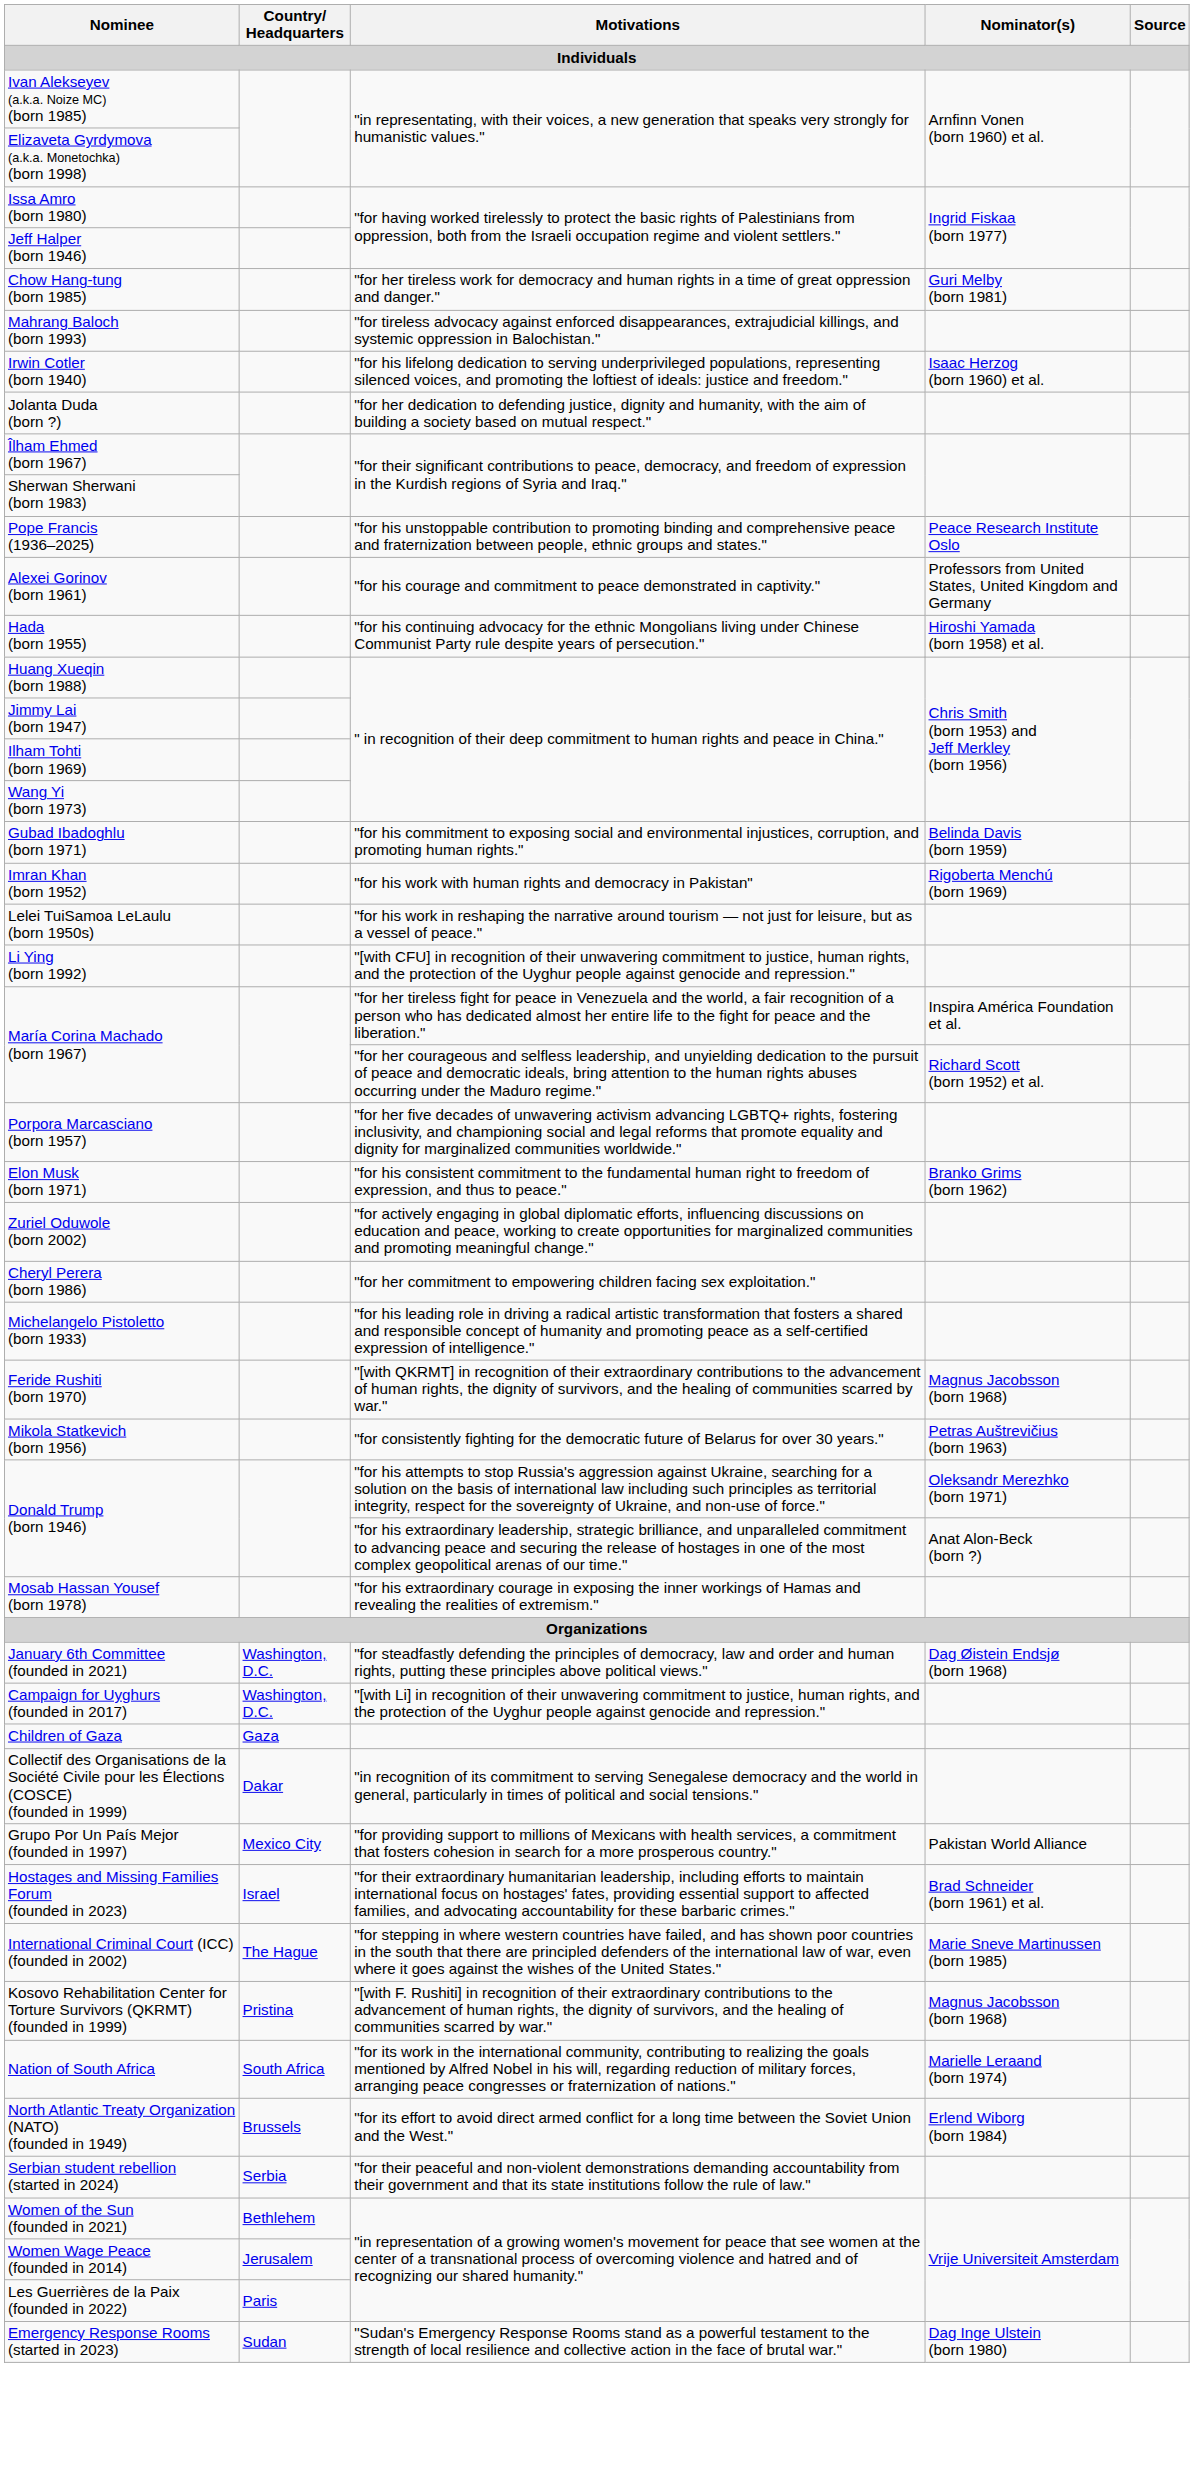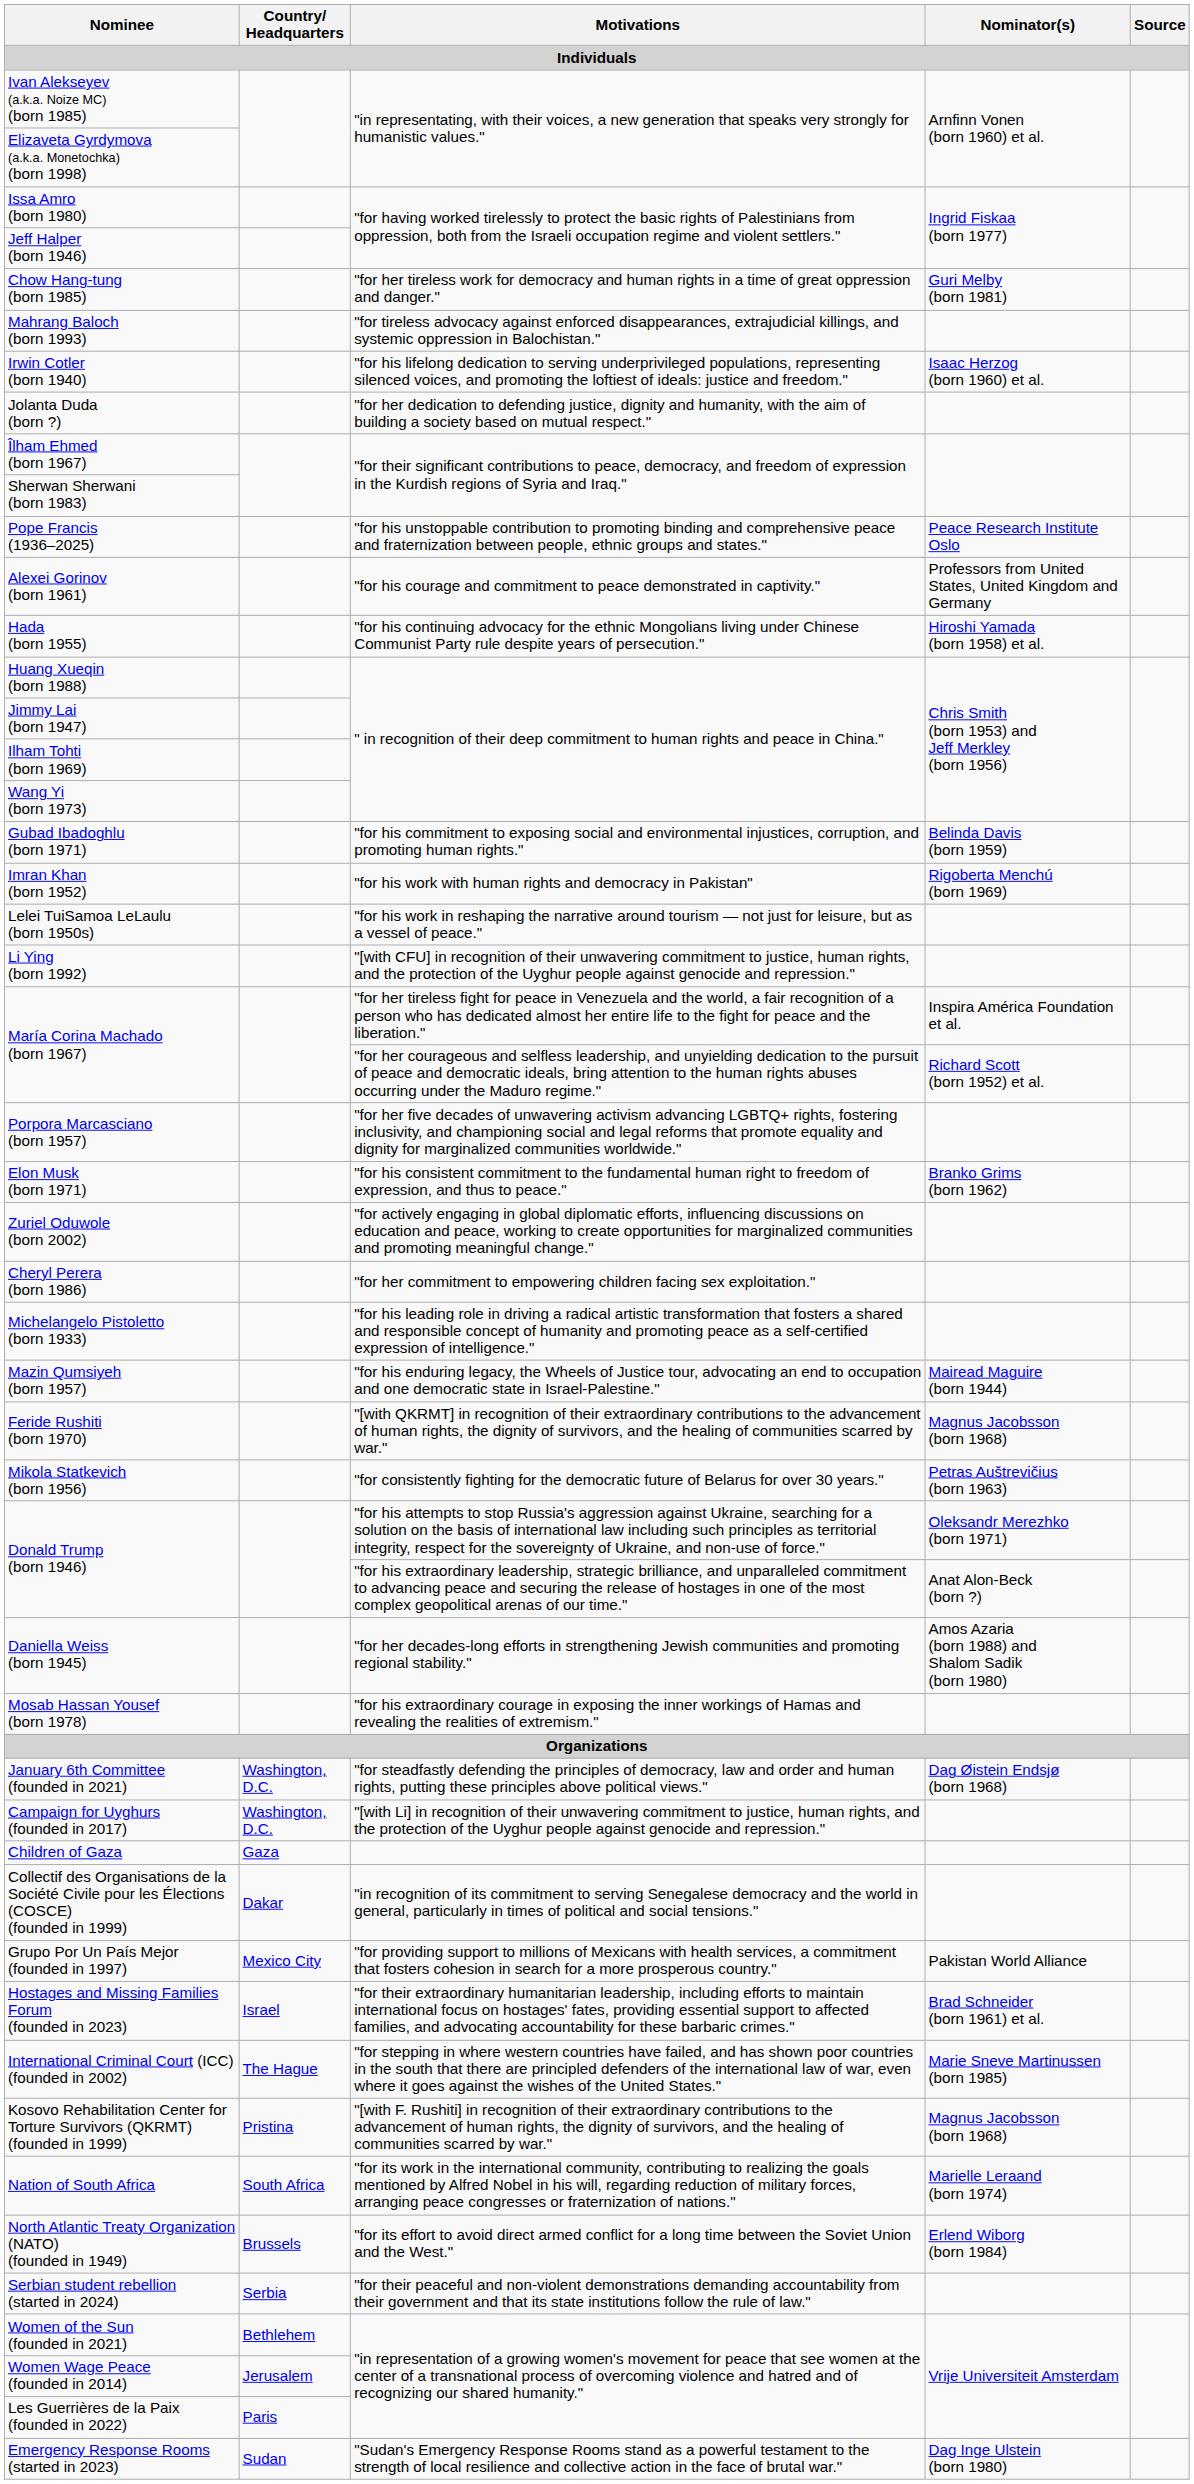+ row: (65, 1380)
+ row: (58, 1655)
